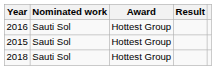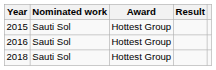rows swapped: (17, 42) <-> (17, 27)
